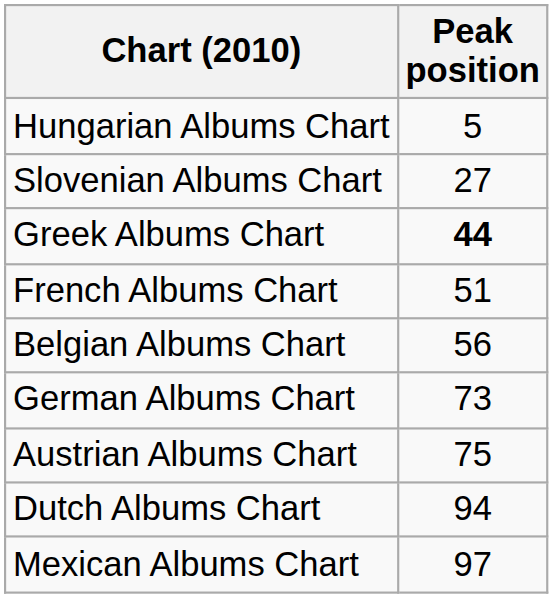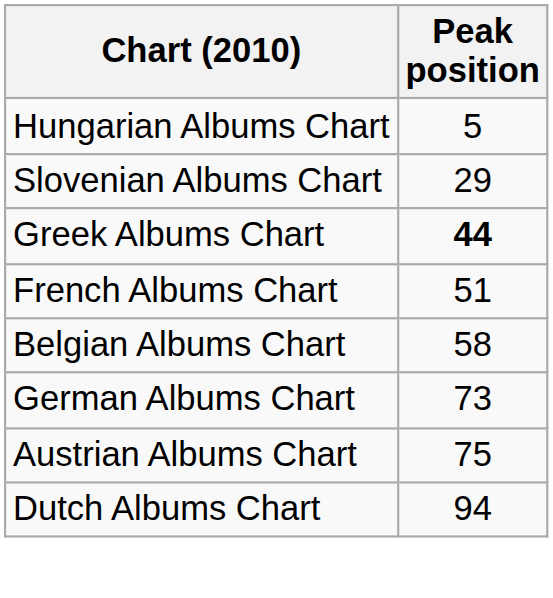(473, 180) 27 -> (473, 180) 29
(473, 344) 56 -> (473, 344) 58
- row: (186, 564)
